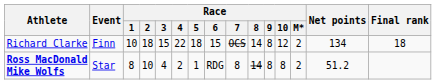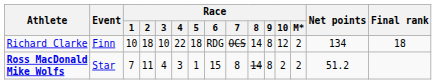(164, 43) 15 -> (164, 43) 10
(215, 43) 15 -> (215, 43) RDG
(131, 65) 8 -> (131, 65) 7
(148, 65) 10 -> (148, 65) 11
(180, 65) 2 -> (180, 65) 3
(215, 65) RDG -> (215, 65) 15
(283, 65) 8 -> (283, 65) 2
